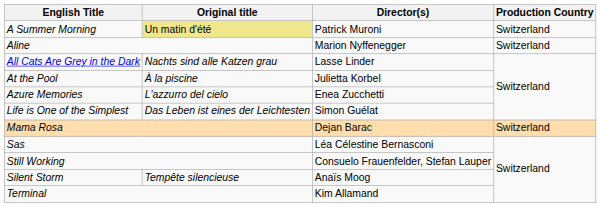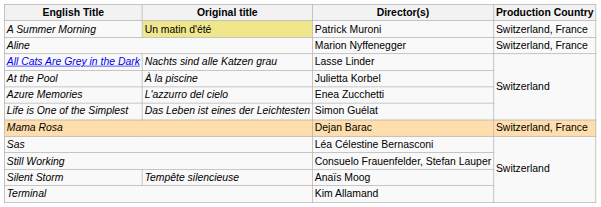(523, 29) Switzerland -> (542, 29) Switzerland, France
(523, 45) Switzerland -> (542, 45) Switzerland, France
(523, 128) Switzerland -> (542, 128) Switzerland, France
